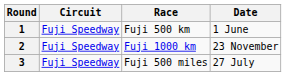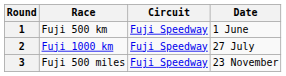columns swapped: (166, 12) <-> (80, 12)
(246, 46) 23 November -> (234, 46) 27 July
(234, 63) 27 July -> (246, 63) 23 November
